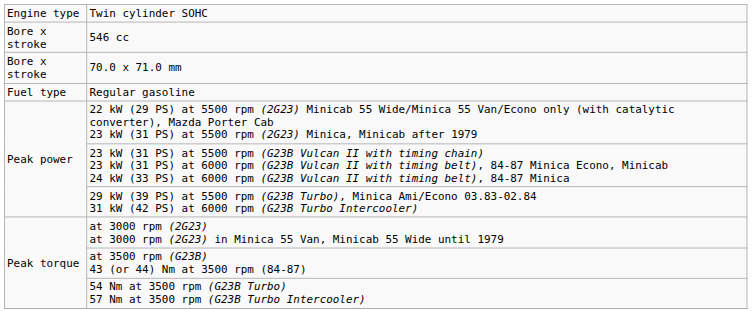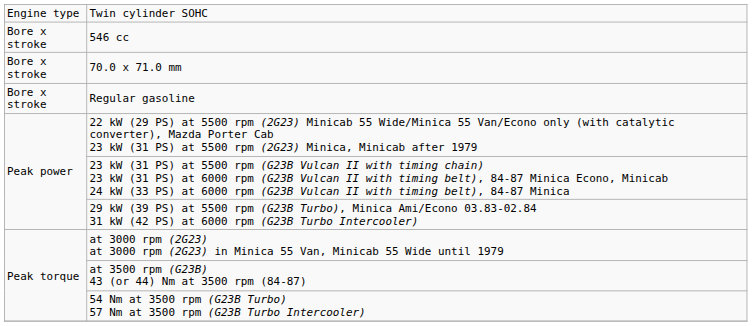(37, 92) Fuel type -> (27, 98) Bore x stroke
